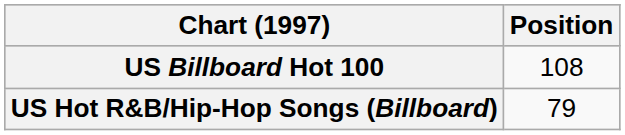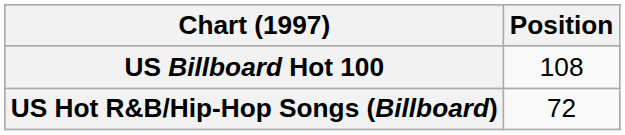(562, 108) 79 -> (562, 108) 72
